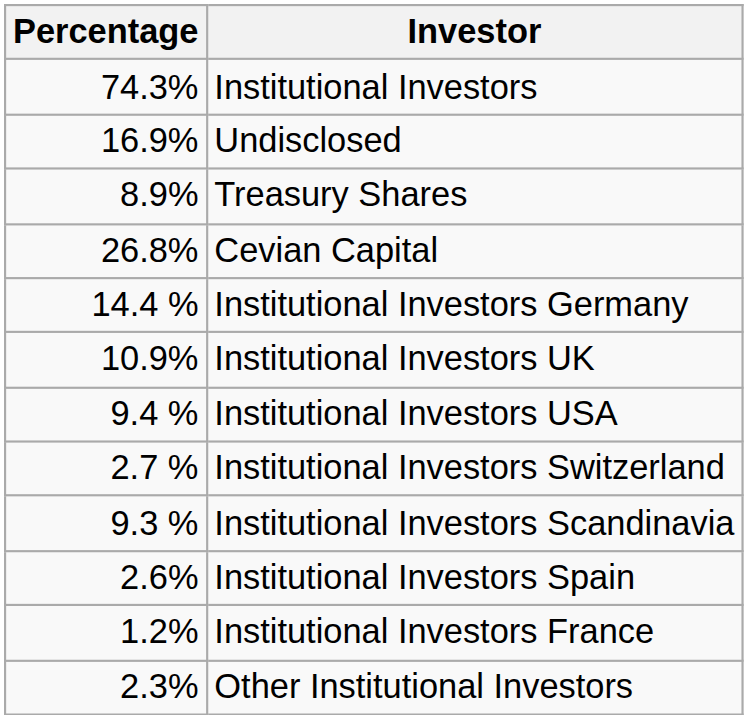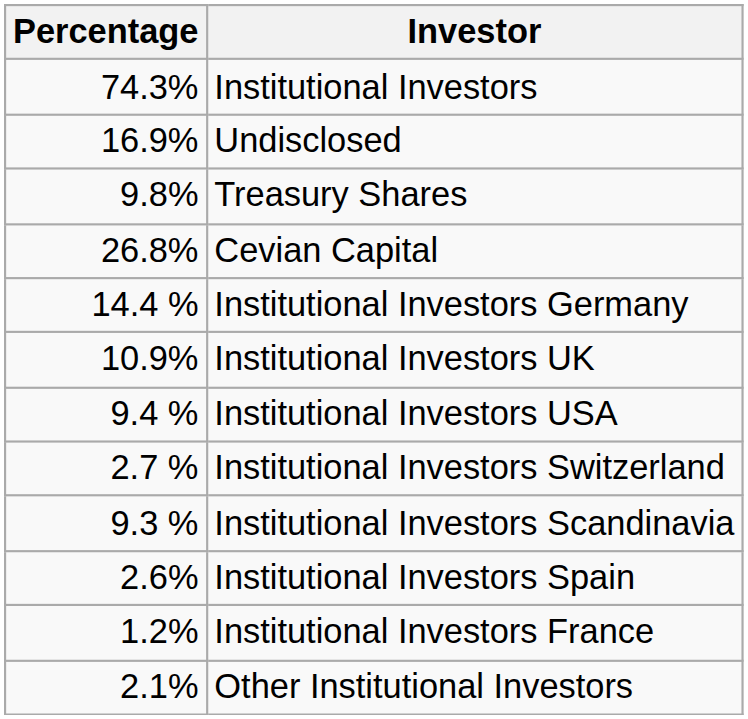(159, 195) 8.9% -> (159, 195) 9.8%
(159, 686) 2.3% -> (159, 686) 2.1%
